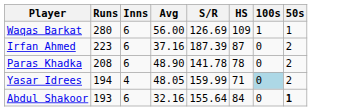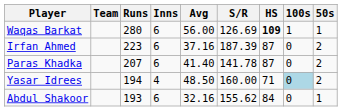+ column: (106, 13)
(241, 30) normal -> (271, 30) bold
(103, 64) 208 -> (133, 64) 207
(169, 64) 48.90 -> (199, 64) 41.40
(238, 64) 78 -> (268, 64) 87
(169, 81) 48.05 -> (199, 81) 48.50
(208, 81) 159.99 -> (238, 81) 160.00
(208, 98) 155.64 -> (238, 98) 155.62
(289, 98) bold -> (319, 98) normal
